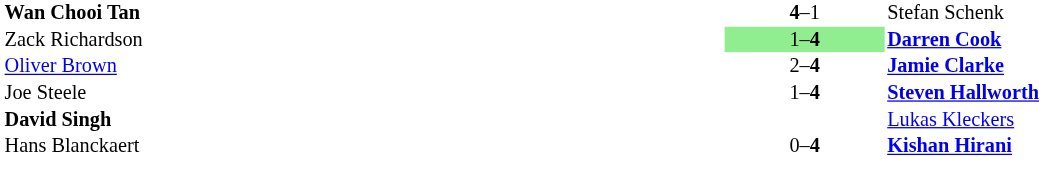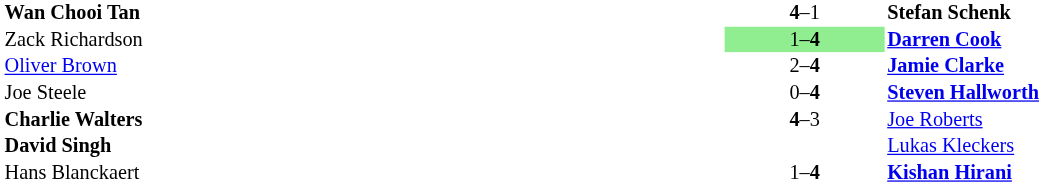(946, 12) normal -> (949, 12) bold
(805, 92) 1–4 -> (805, 92) 0–4
+ row: (73, 119)
(805, 145) 0–4 -> (805, 172) 1–4
